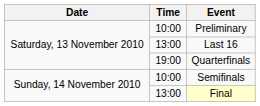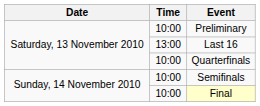(168, 61) 19:00 -> (168, 61) 10:00
(168, 93) 13:00 -> (168, 93) 10:00
